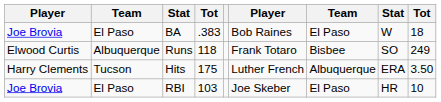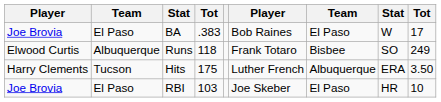(417, 32) 18 -> (417, 32) 17
